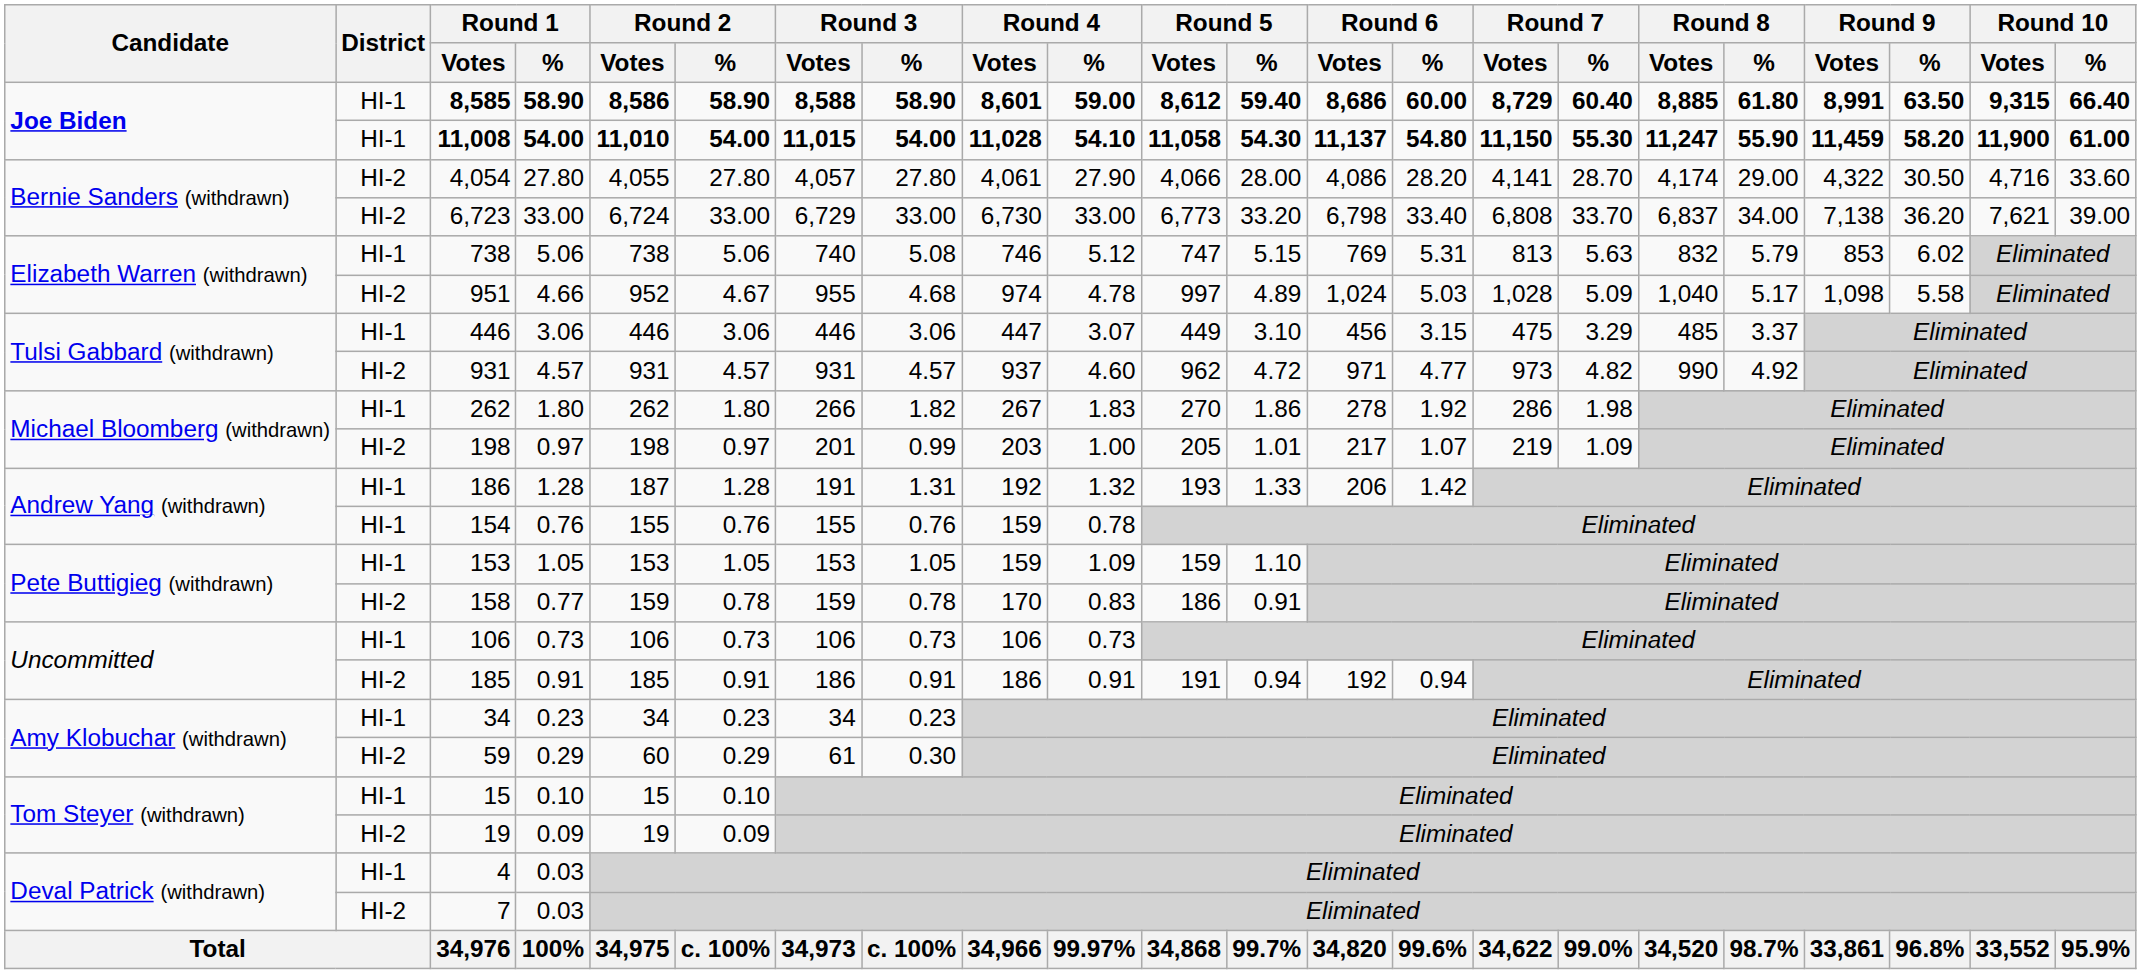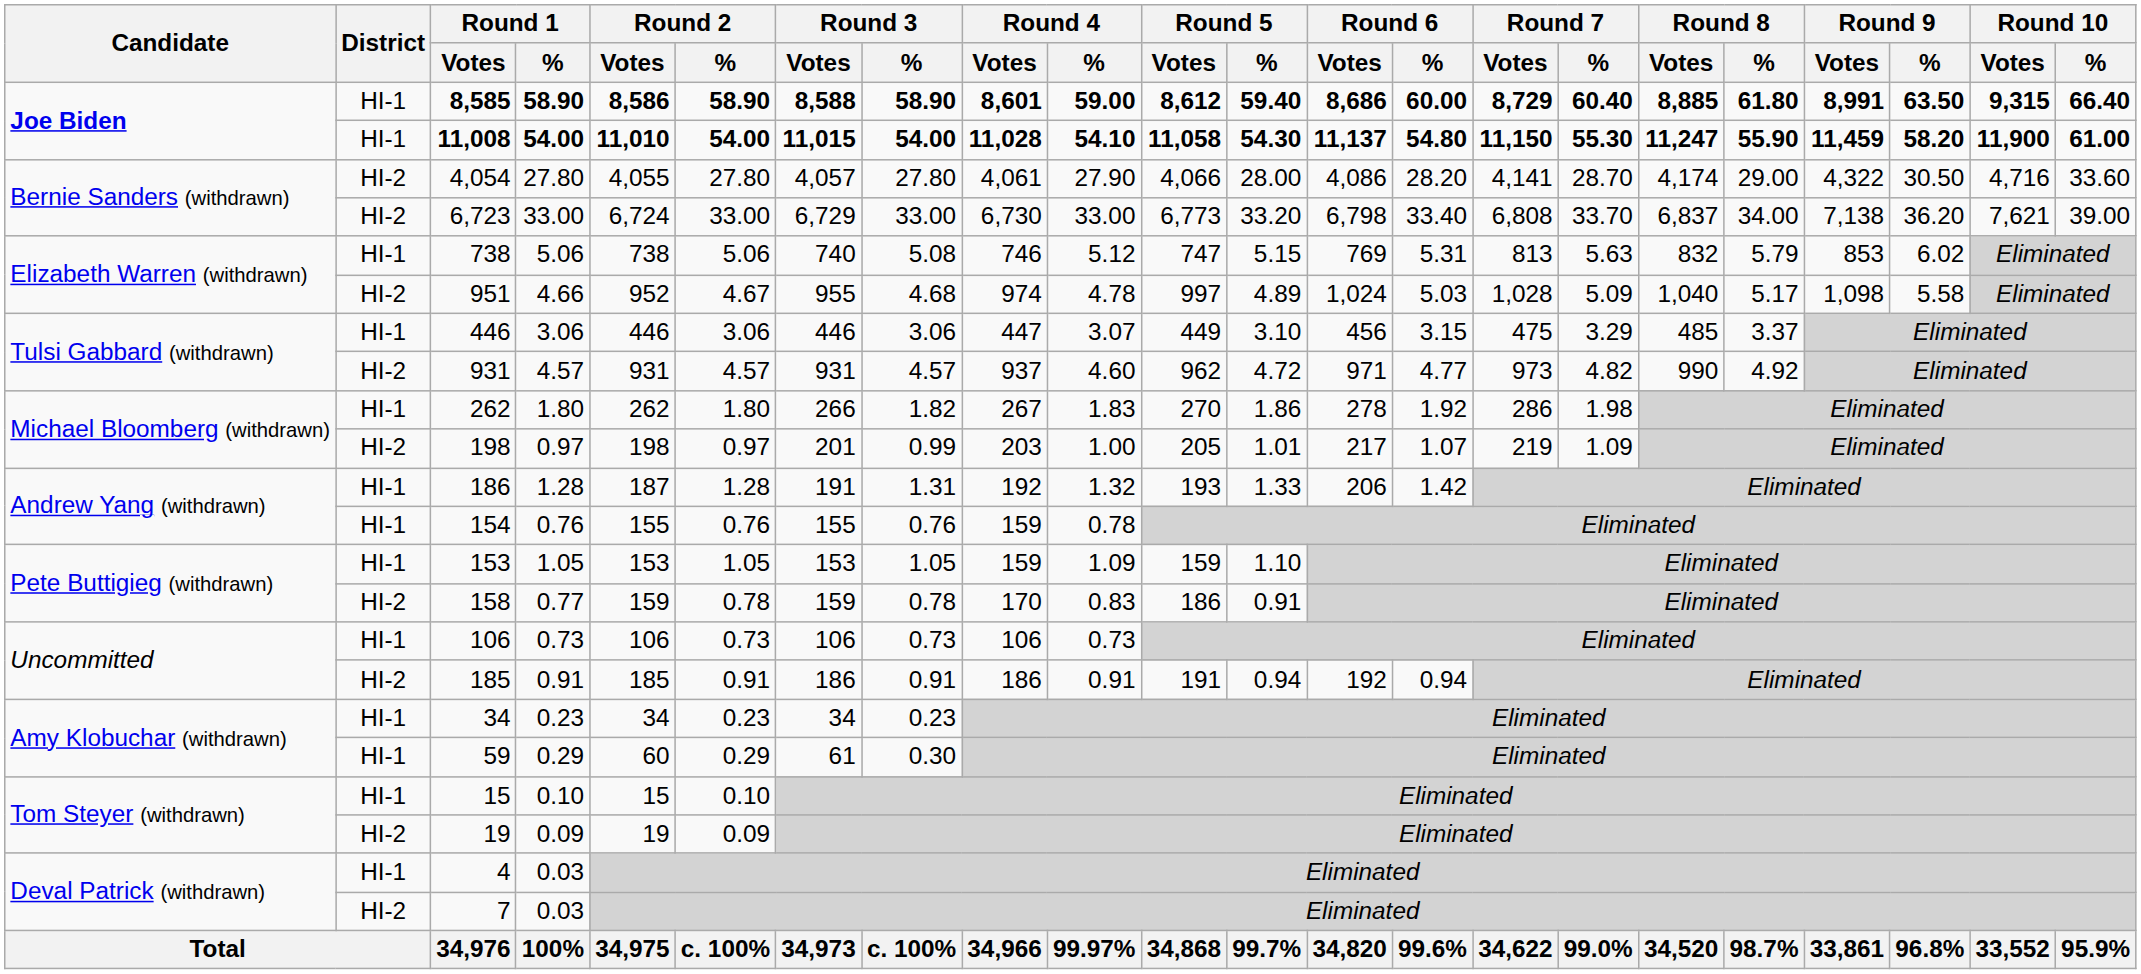(383, 756) HI-2 -> (383, 756) HI-1
